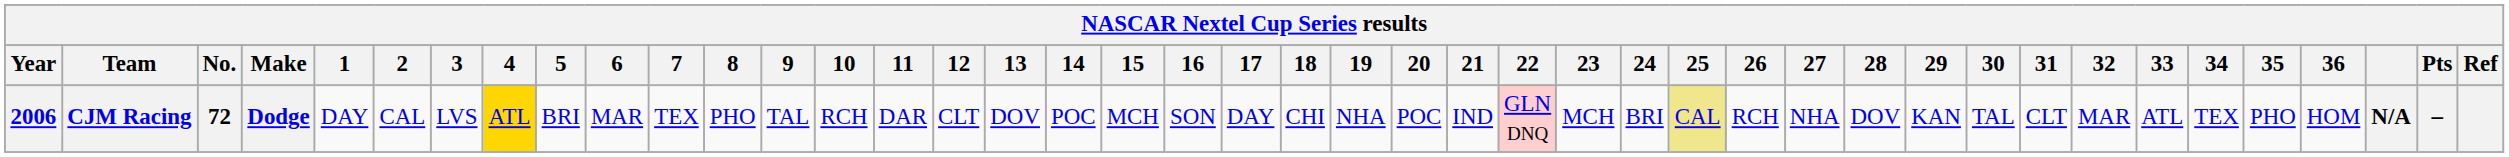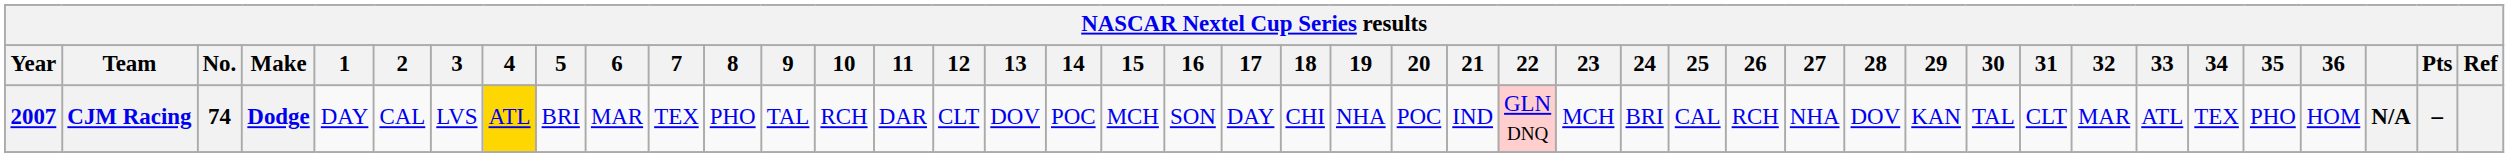(33, 118) 2006 -> (33, 118) 2007
(219, 118) 72 -> (219, 118) 74
(1698, 118) khaki background -> (1698, 118) no background
